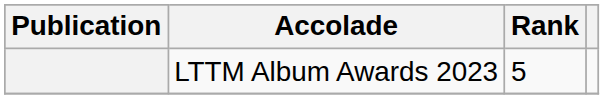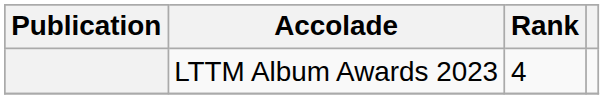(519, 70) 5 -> (519, 70) 4
